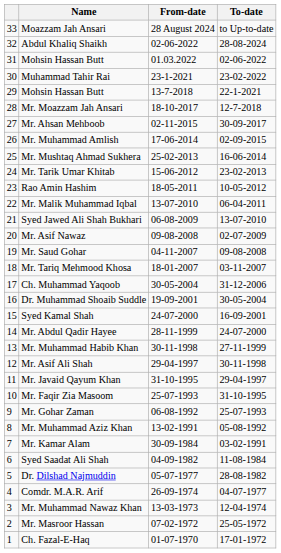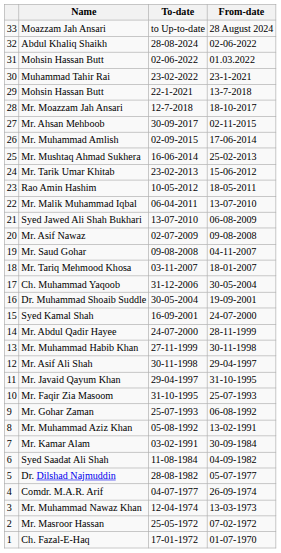columns swapped: (183, 12) <-> (246, 12)
